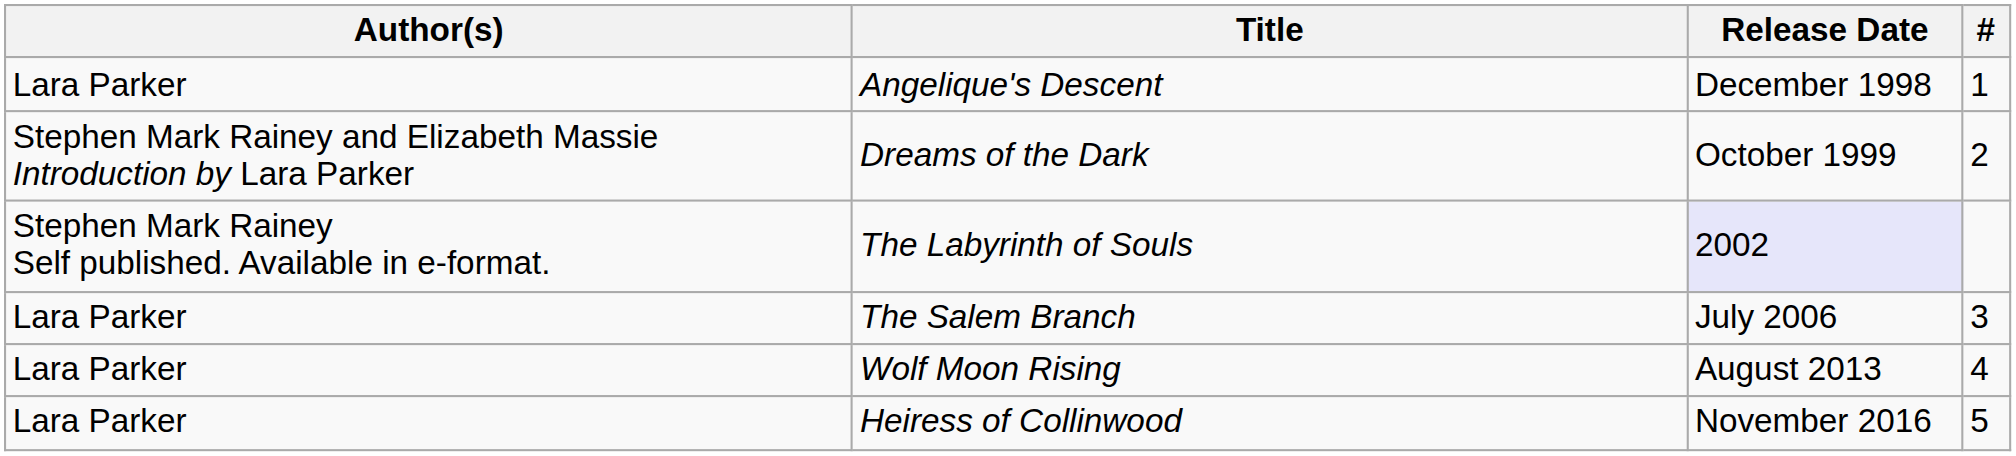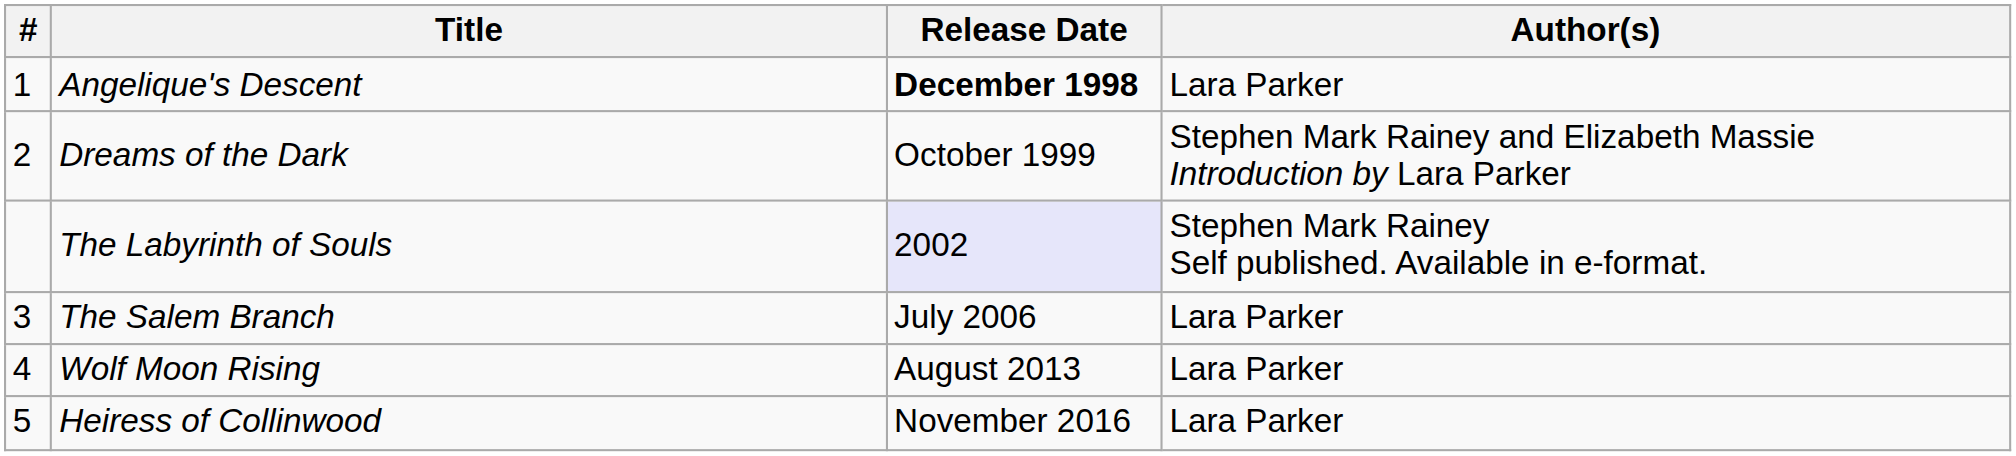columns swapped: (1986, 30) <-> (429, 30)
(1813, 83) normal -> (1016, 83) bold
